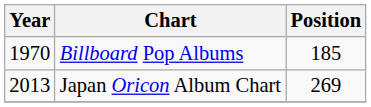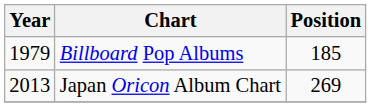(30, 53) 1970 -> (30, 53) 1979
